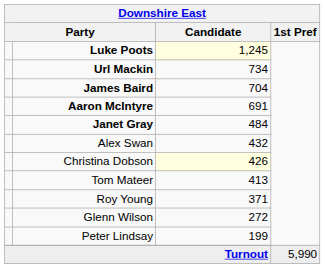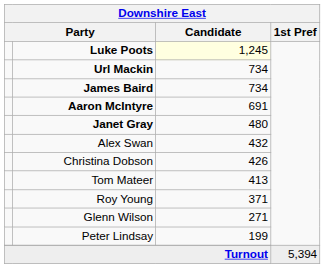(258, 87) 704 -> (258, 87) 734
(258, 124) 484 -> (258, 124) 480
(258, 161) lightyellow background -> (258, 161) no background
(258, 217) 272 -> (258, 217) 271
(303, 254) 5,990 -> (303, 254) 5,394
